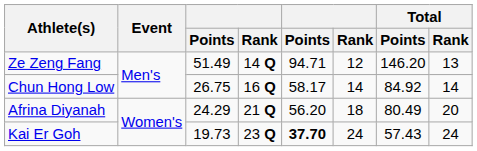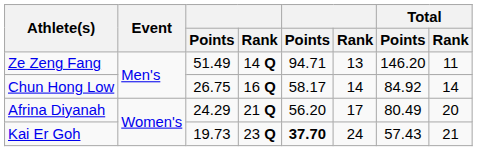(355, 63) 12 -> (355, 63) 13
(451, 63) 13 -> (451, 63) 11
(355, 110) 18 -> (355, 110) 17
(451, 134) 24 -> (451, 134) 21
